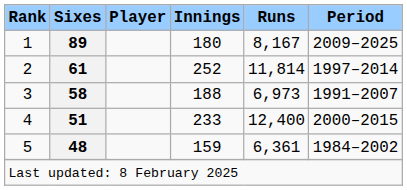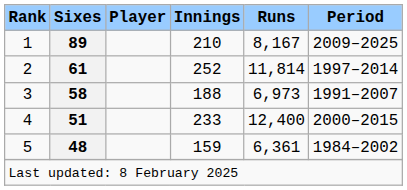(207, 43) 180 -> (207, 43) 210
